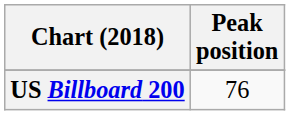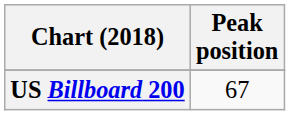(237, 89) 76 -> (237, 89) 67
